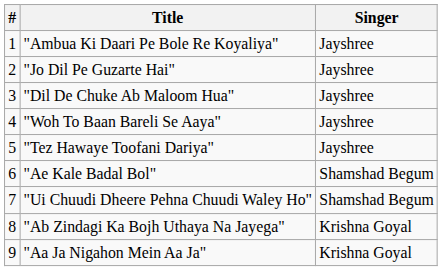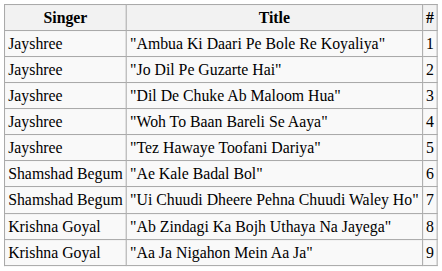columns swapped: (12, 17) <-> (377, 17)
